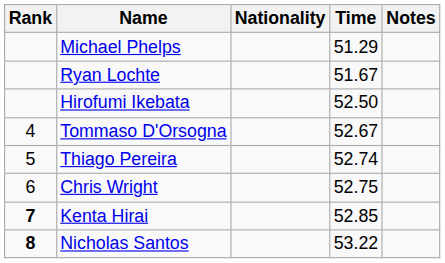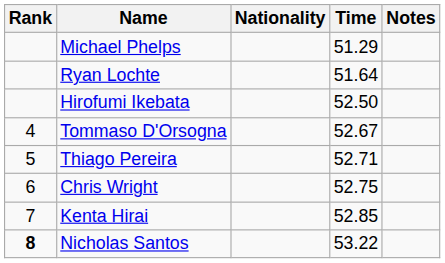(356, 74) 51.67 -> (356, 74) 51.64
(356, 159) 52.74 -> (356, 159) 52.71
(30, 215) bold -> (30, 215) normal
